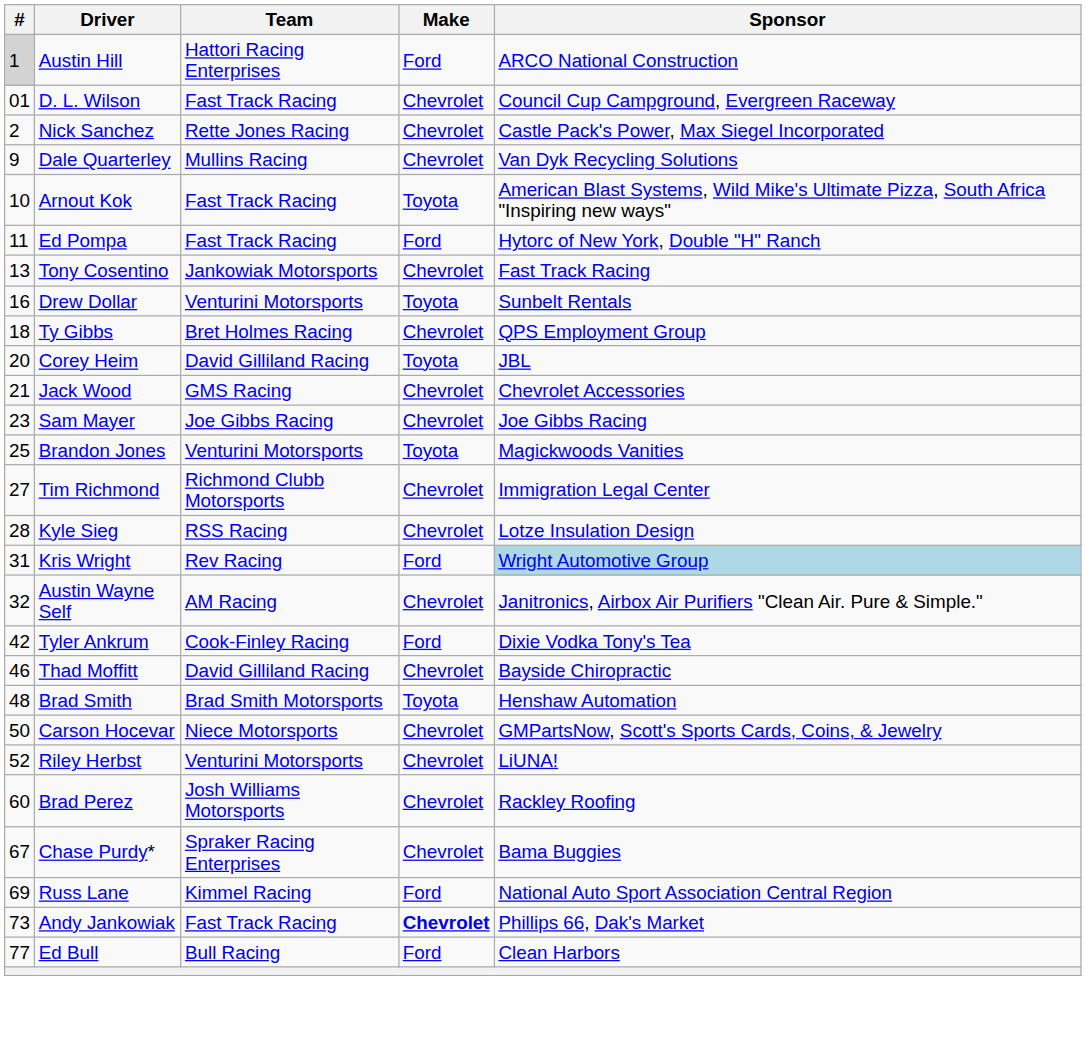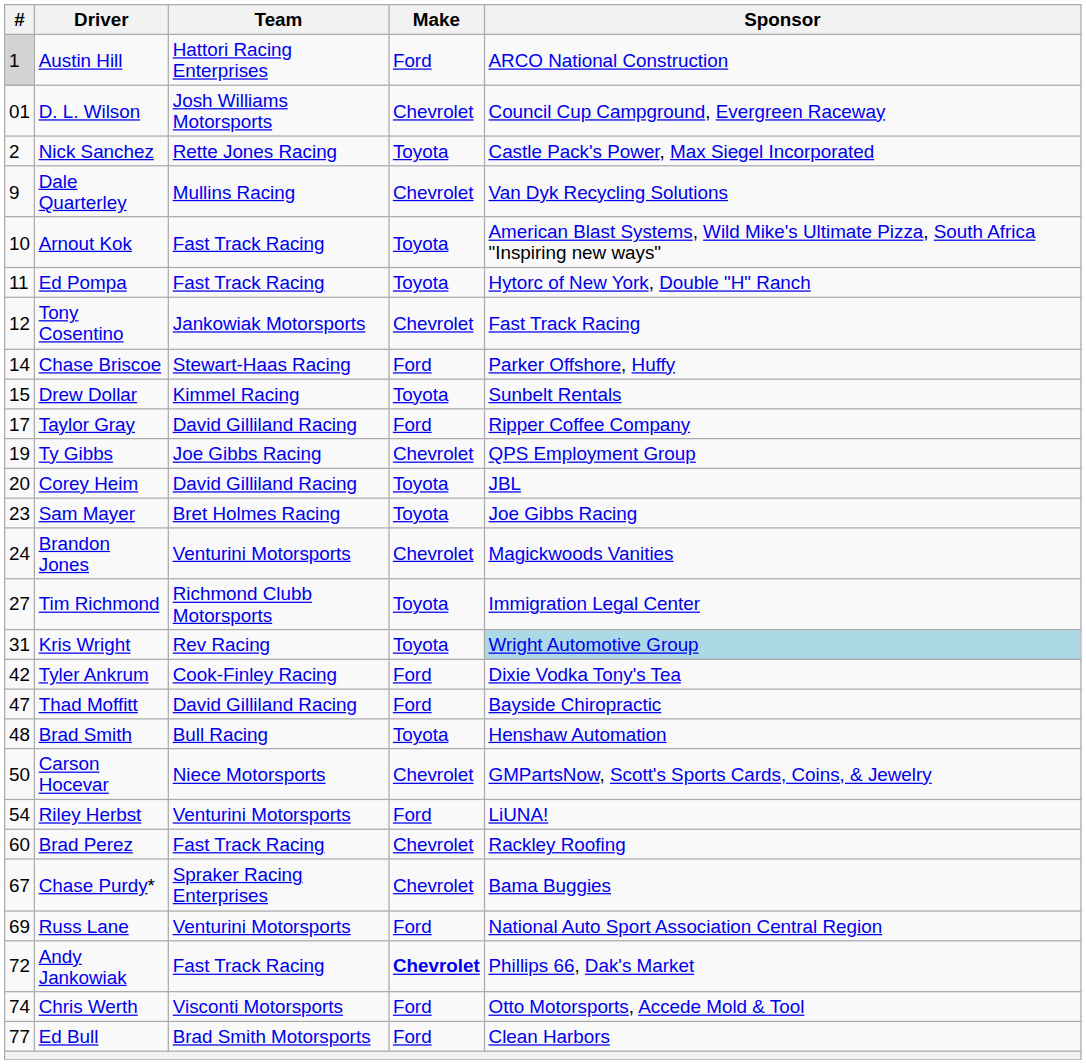(261, 100) Fast Track Racing -> (230, 111) Josh Williams Motorsports
(443, 130) Chevrolet -> (421, 151) Toyota
(422, 241) Ford -> (421, 283) Toyota
(19, 271) 13 -> (19, 323) 12
+ row: (100, 364)
(19, 301) 16 -> (19, 394) 15
(274, 301) Venturini Motorsports -> (236, 394) Kimmel Racing
+ row: (87, 424)
(19, 330) 18 -> (19, 453) 19
(269, 330) Bret Holmes Racing -> (247, 453) Joe Gibbs Racing
- row: (85, 390)
(259, 420) Joe Gibbs Racing -> (256, 513) Bret Holmes Racing
(443, 420) Chevrolet -> (421, 513) Toyota
(19, 450) 25 -> (19, 553) 24
(431, 450) Toyota -> (433, 553) Chevrolet
(443, 490) Chevrolet -> (421, 604) Toyota
- row: (79, 531)
(422, 560) Ford -> (421, 645) Toyota
- row: (96, 601)
(19, 671) 46 -> (19, 704) 47
(443, 671) Chevrolet -> (412, 704) Ford
(284, 701) Brad Smith Motorsports -> (220, 734) Bull Racing
(19, 760) 52 -> (19, 815) 54
(443, 760) Chevrolet -> (412, 815) Ford
(242, 801) Josh Williams Motorsports -> (249, 845) Fast Track Racing
(248, 892) Kimmel Racing -> (262, 926) Venturini Motorsports
(19, 922) 73 -> (19, 966) 72
+ row: (88, 1006)
(233, 952) Bull Racing -> (272, 1036) Brad Smith Motorsports
